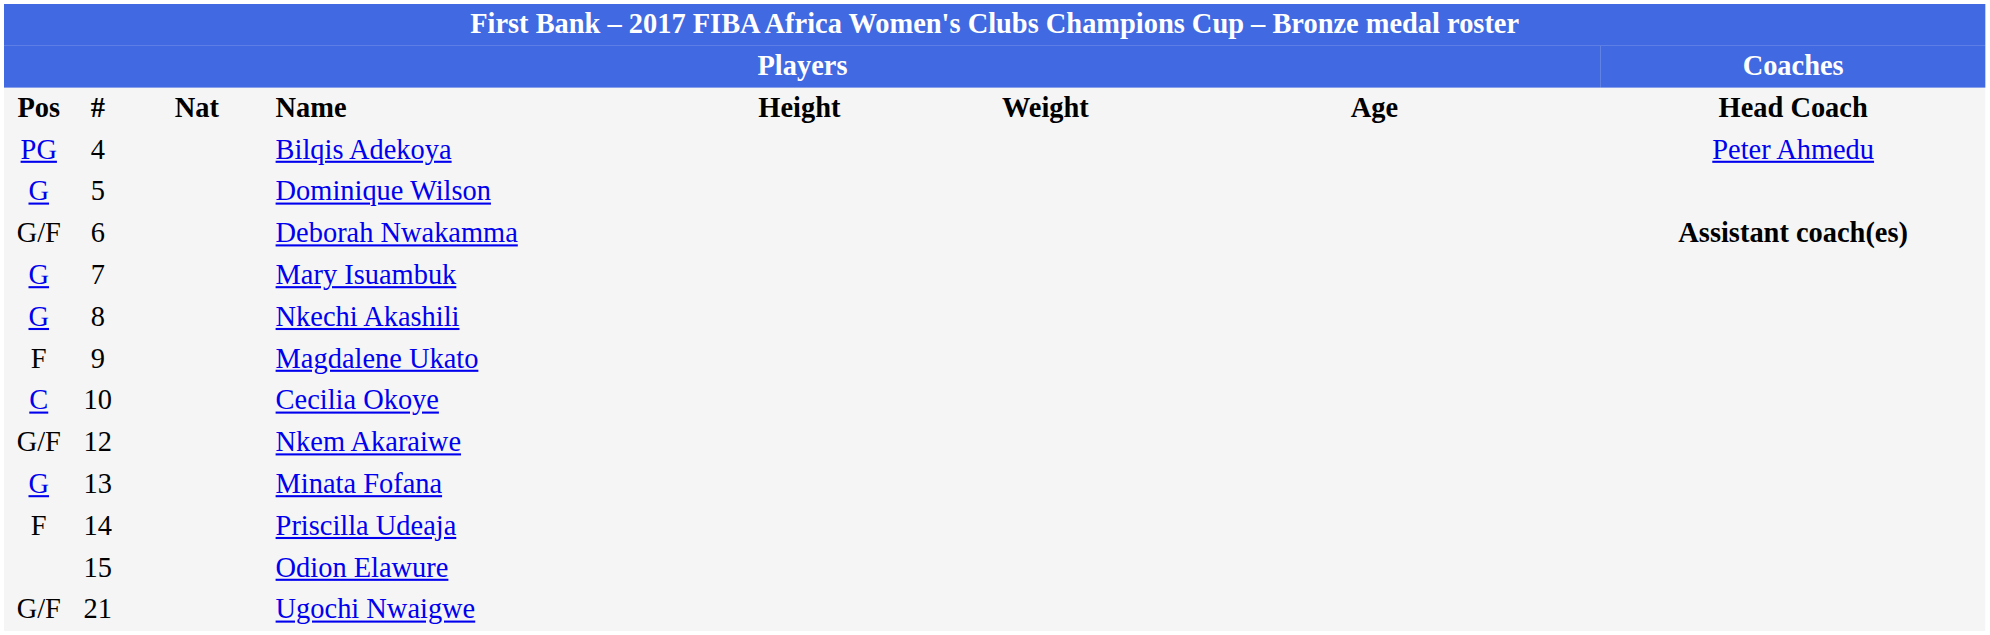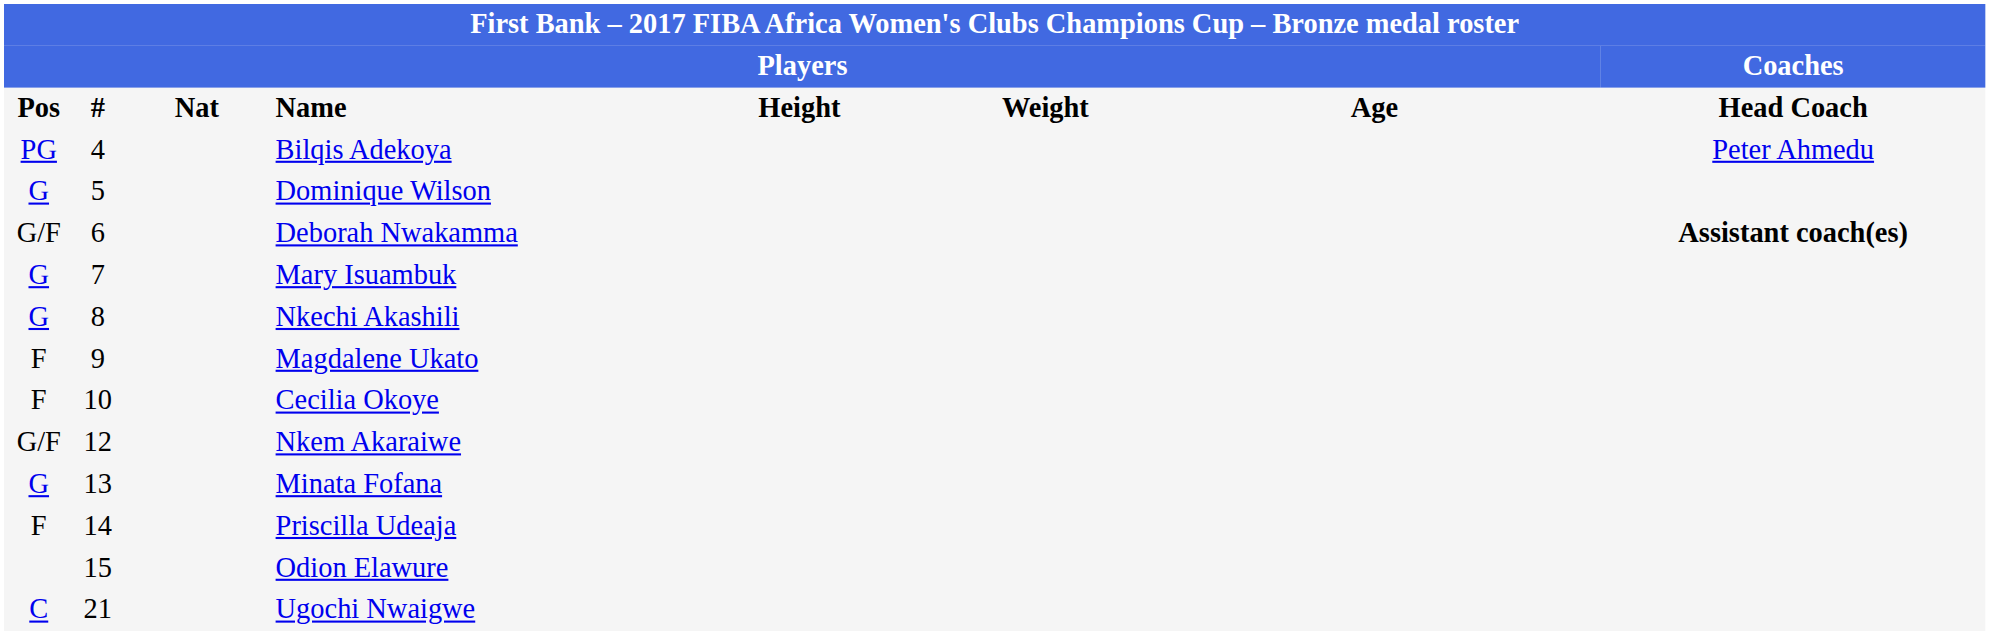(39, 400) C -> (39, 400) F
(39, 609) G/F -> (39, 609) C
